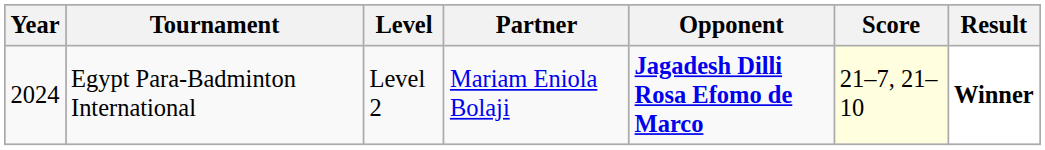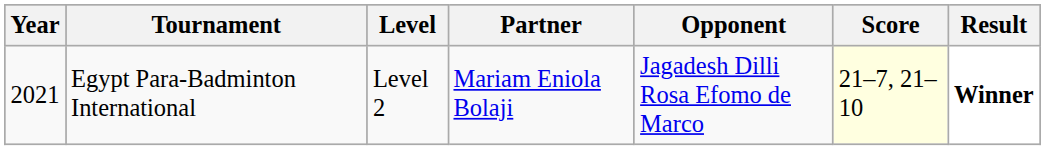(35, 94) 2024 -> (35, 94) 2021
(713, 94) bold -> (716, 94) normal
